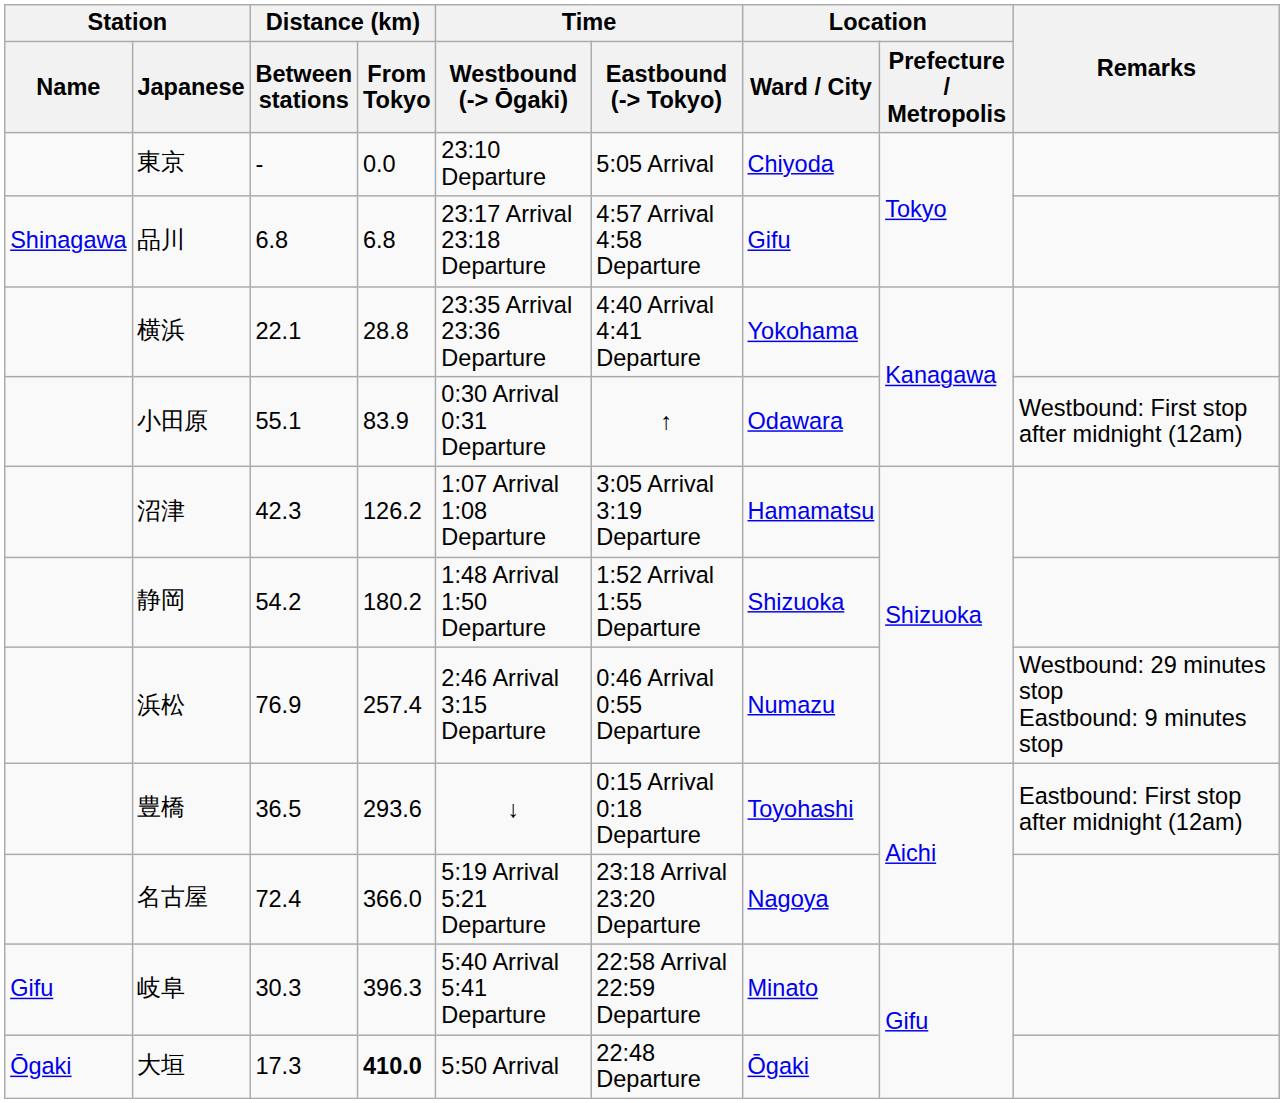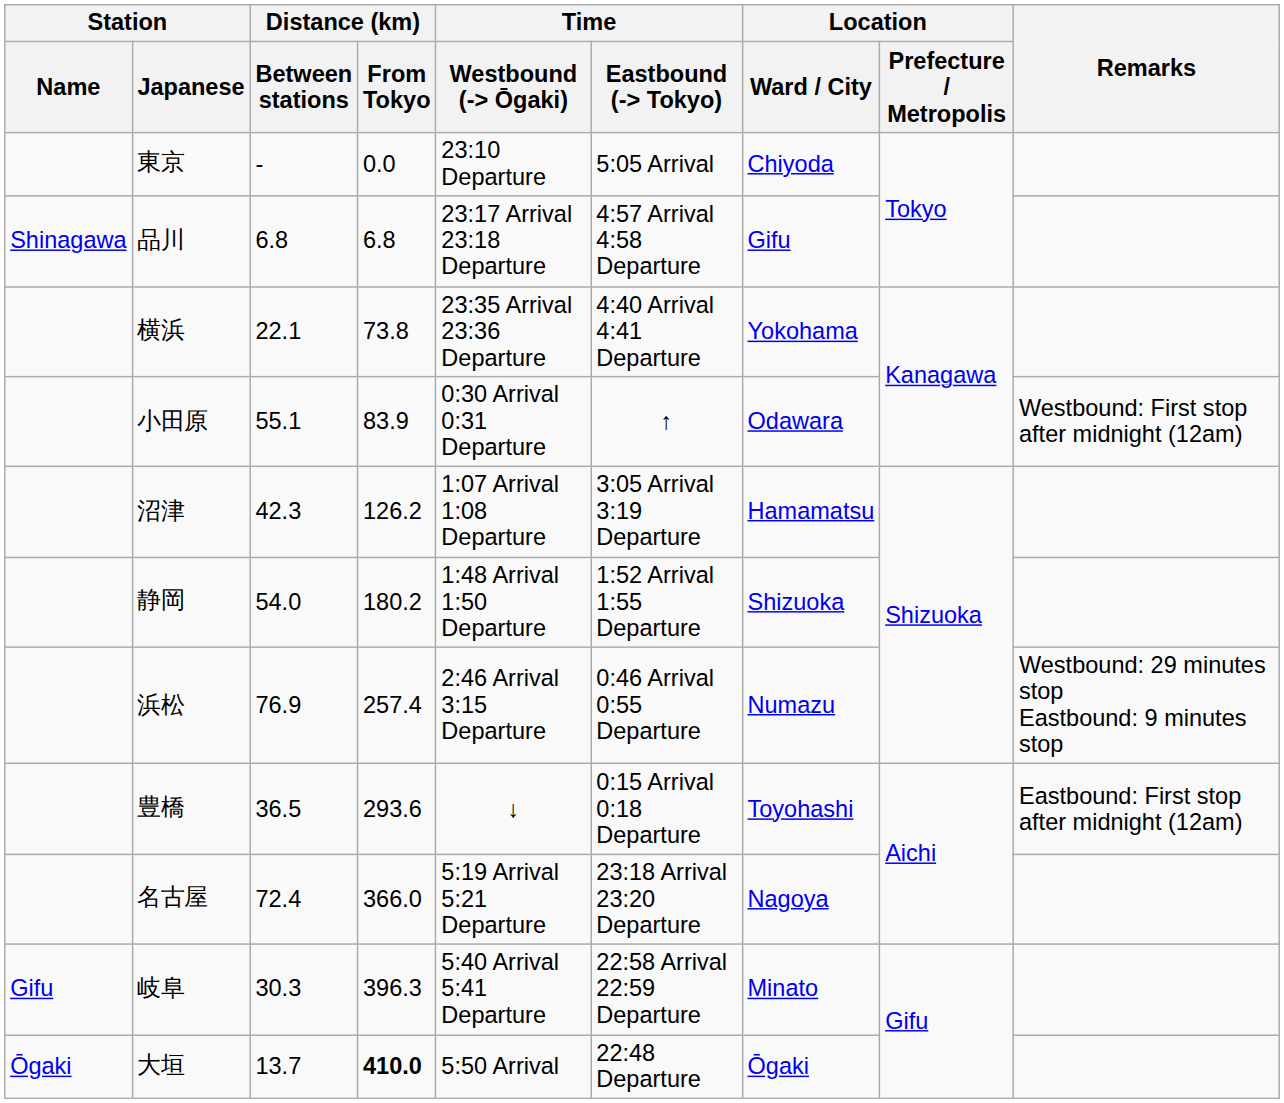(386, 331) 28.8 -> (386, 331) 73.8
(278, 601) 54.2 -> (278, 601) 54.0
(278, 1066) 17.3 -> (278, 1066) 13.7
